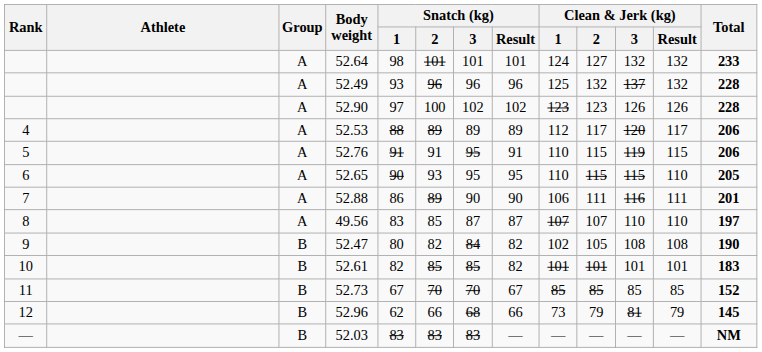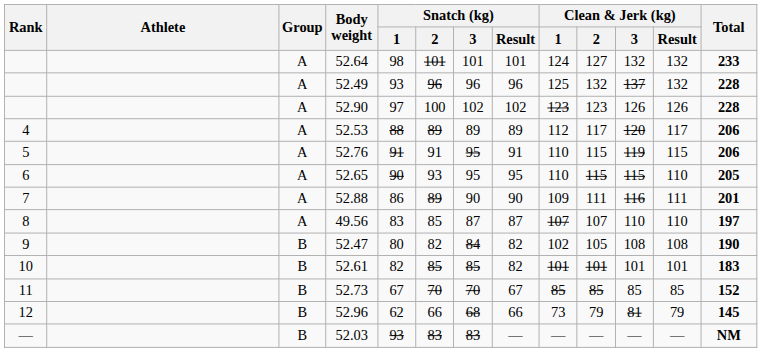(558, 198) 106 -> (558, 198) 109
(397, 335) 83 -> (397, 335) 93
